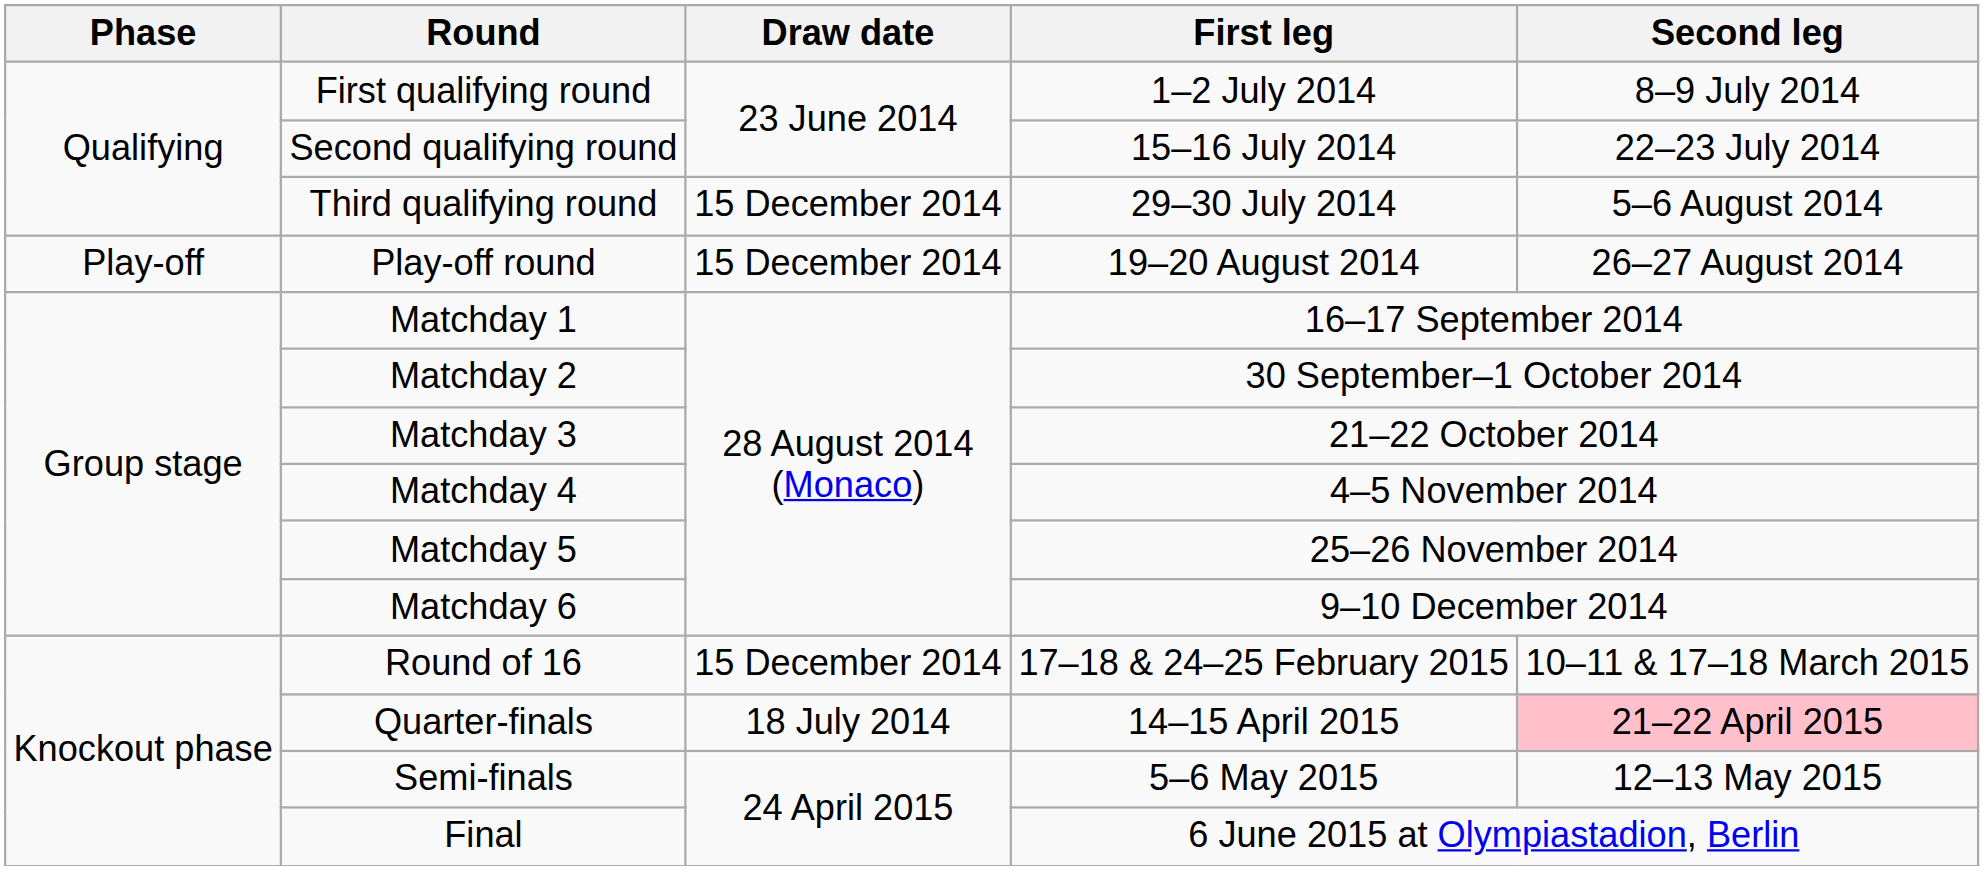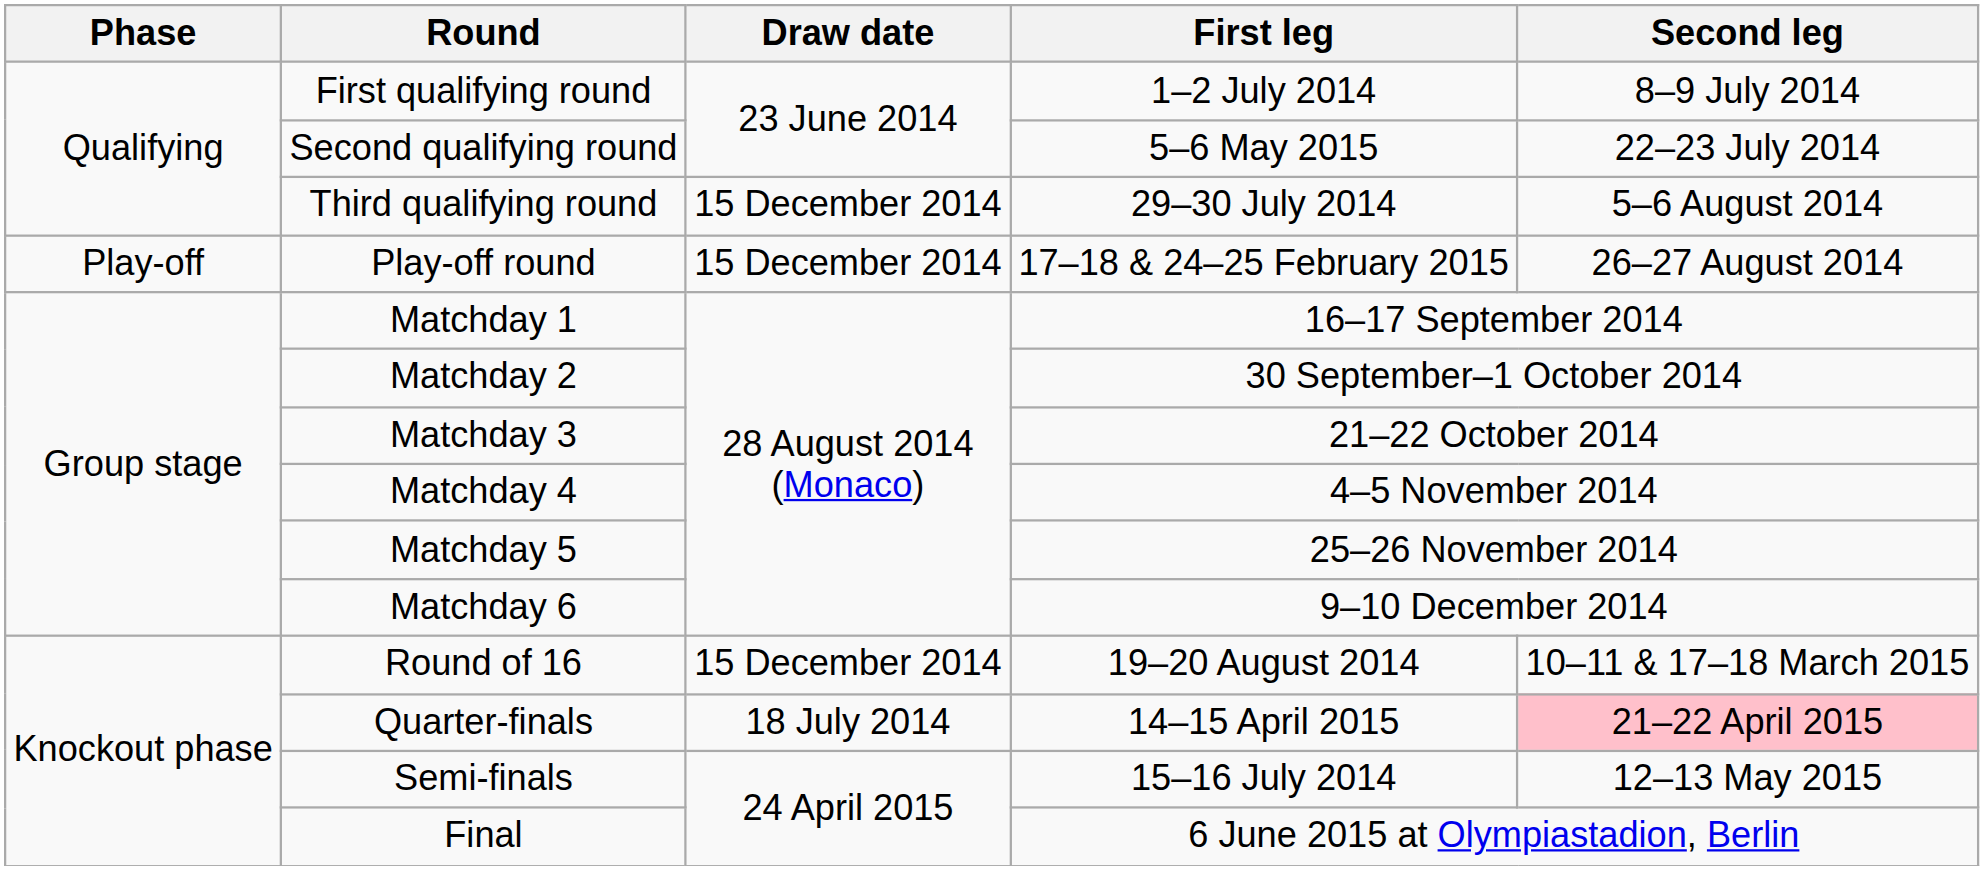(1264, 147) 15–16 July 2014 -> (1264, 147) 5–6 May 2015
(1264, 262) 19–20 August 2014 -> (1264, 262) 17–18 & 24–25 February 2015
(1264, 663) 17–18 & 24–25 February 2015 -> (1264, 663) 19–20 August 2014
(1264, 778) 5–6 May 2015 -> (1264, 778) 15–16 July 2014
